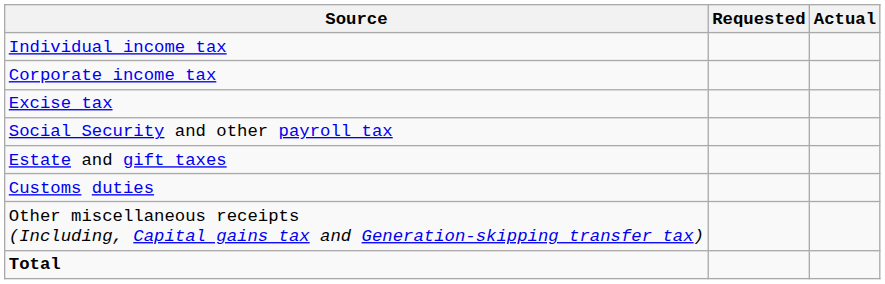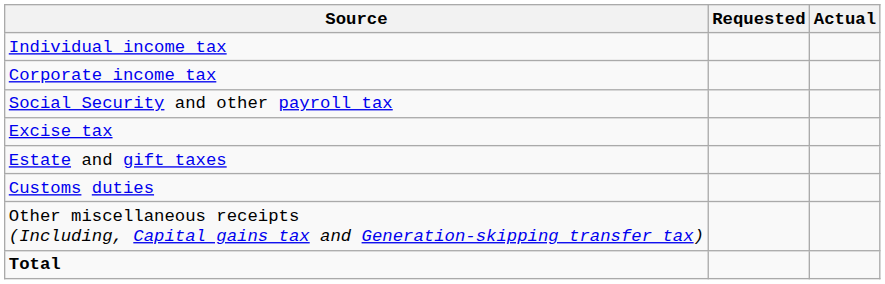rows swapped: (201, 131) <-> (61, 103)
